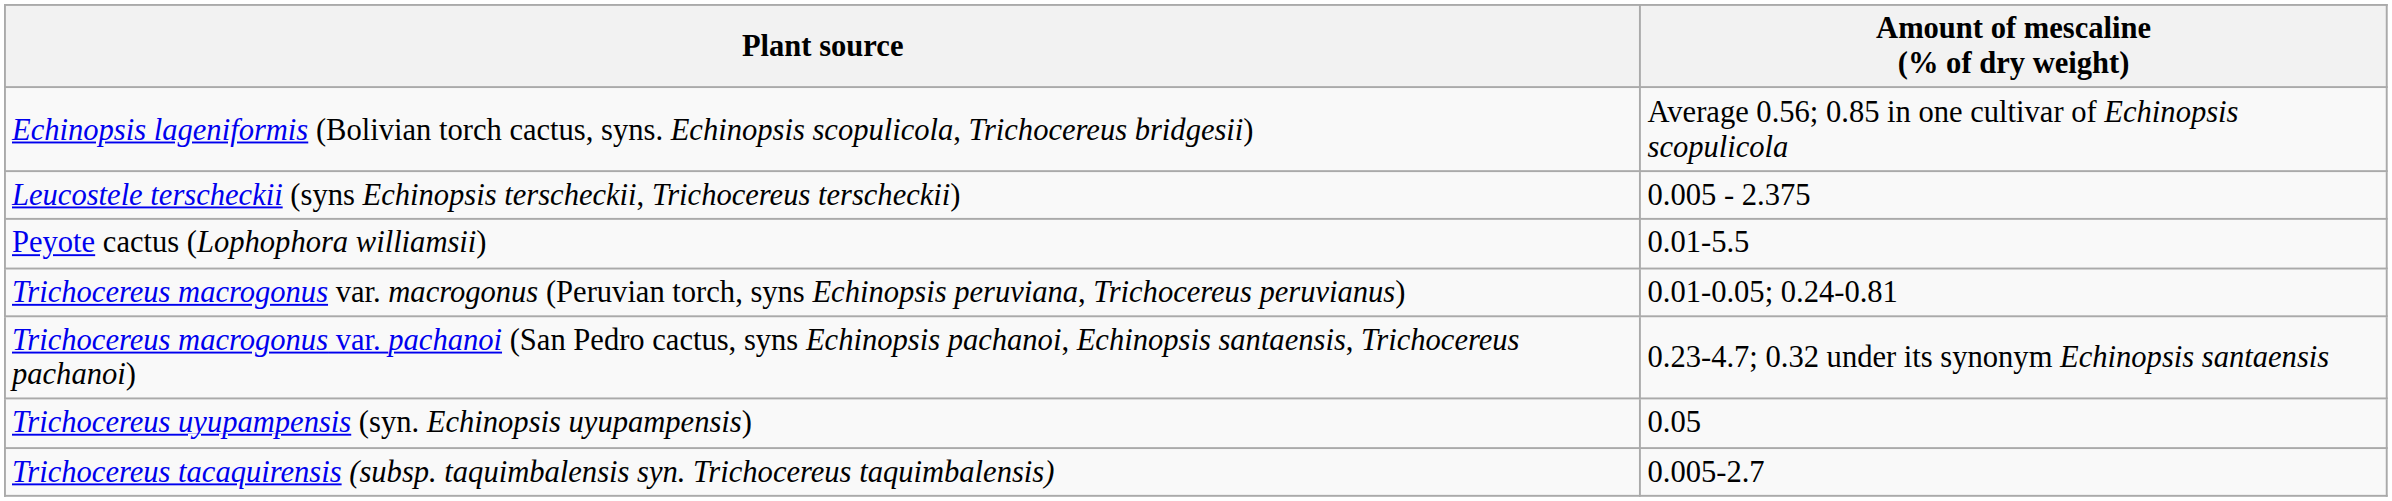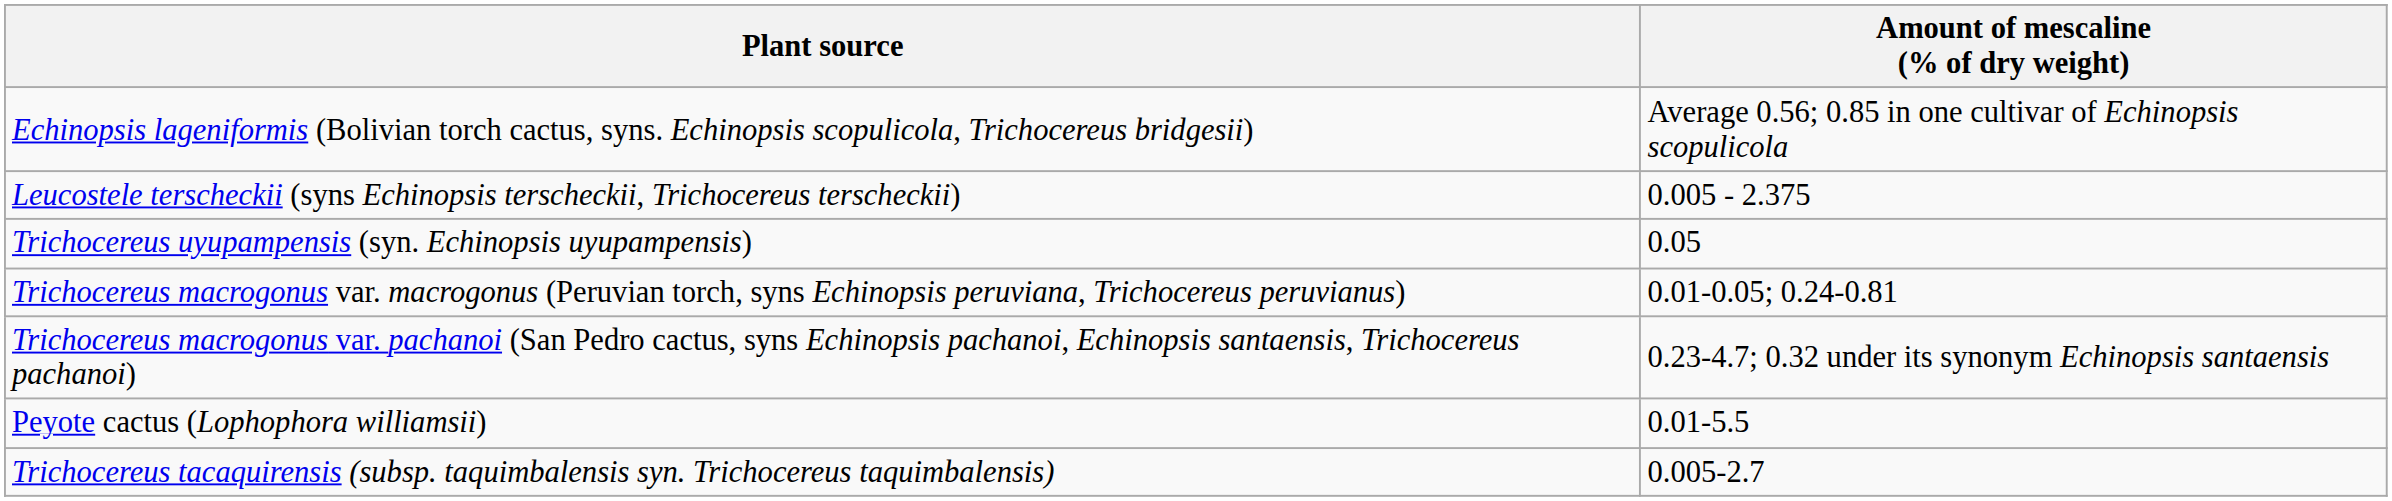rows swapped: (249, 242) <-> (382, 422)
